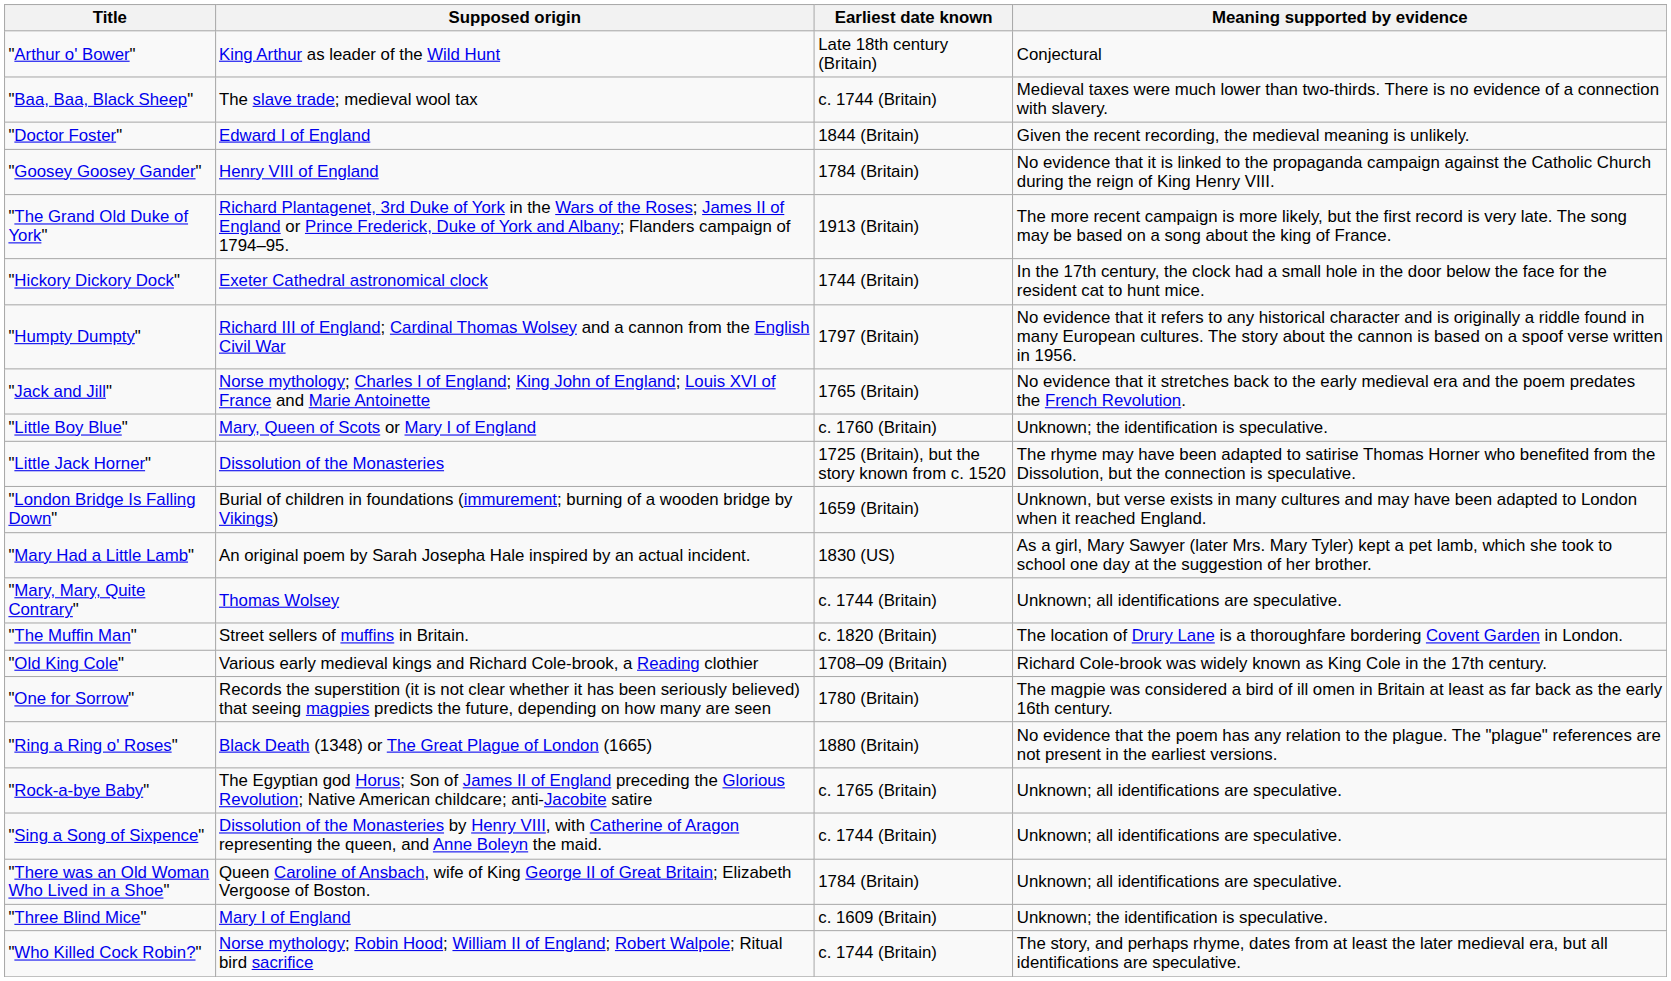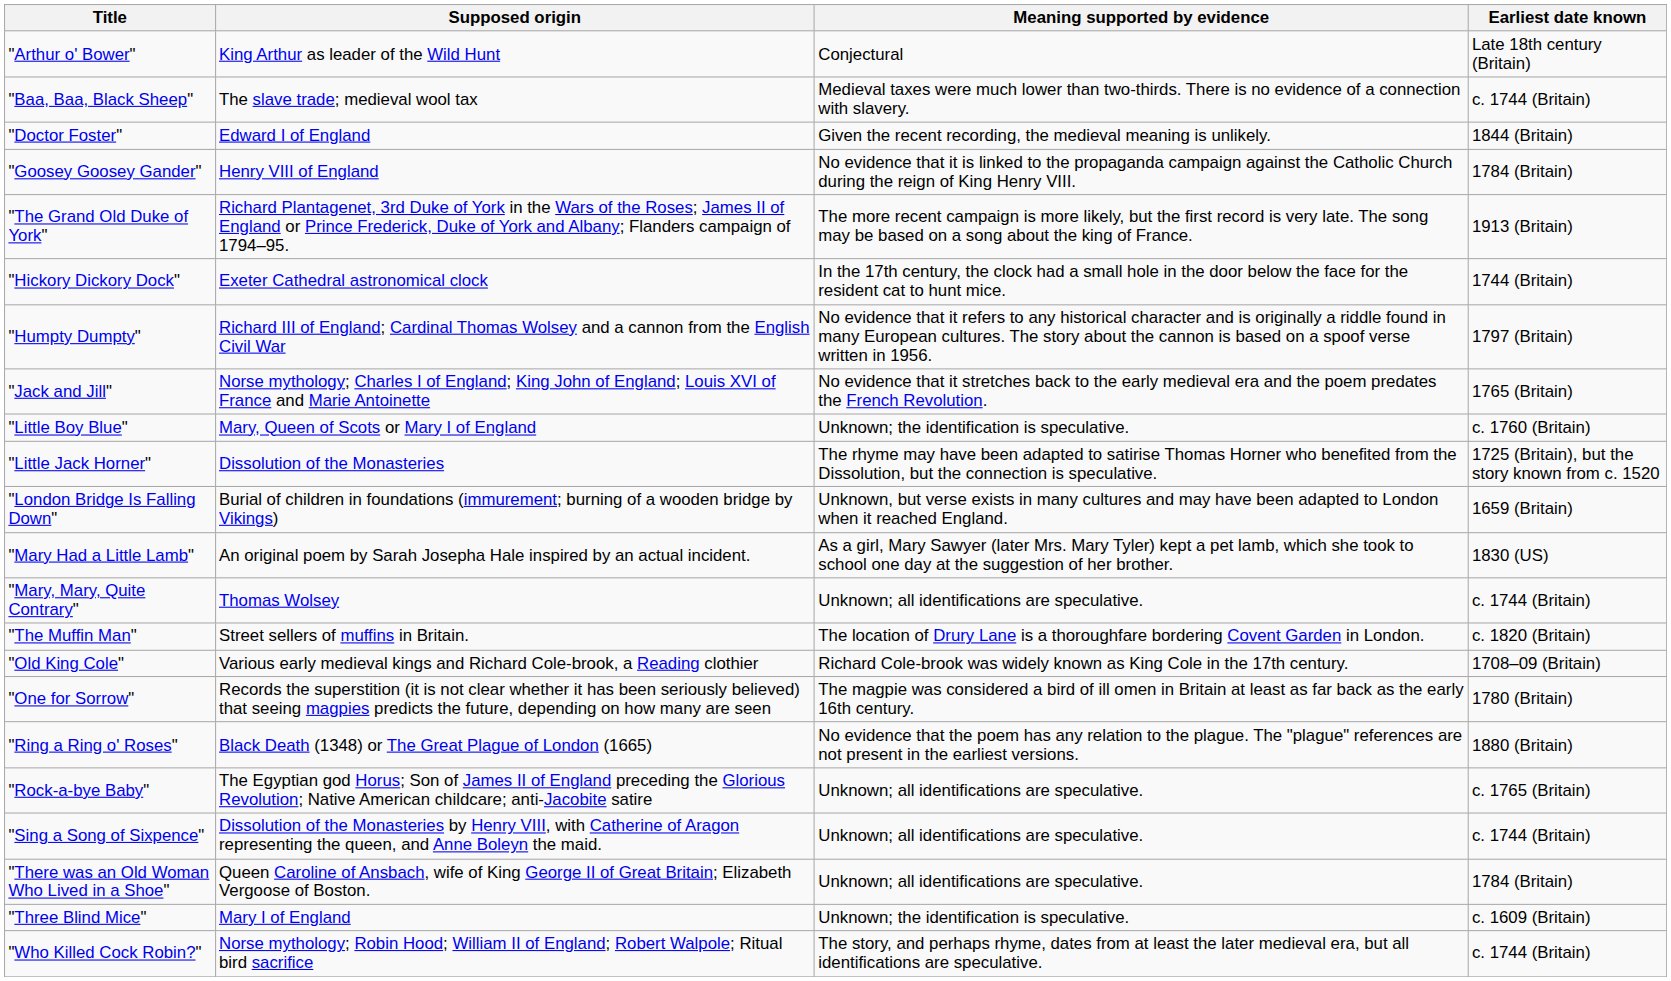columns swapped: (914, 17) <-> (1340, 17)
